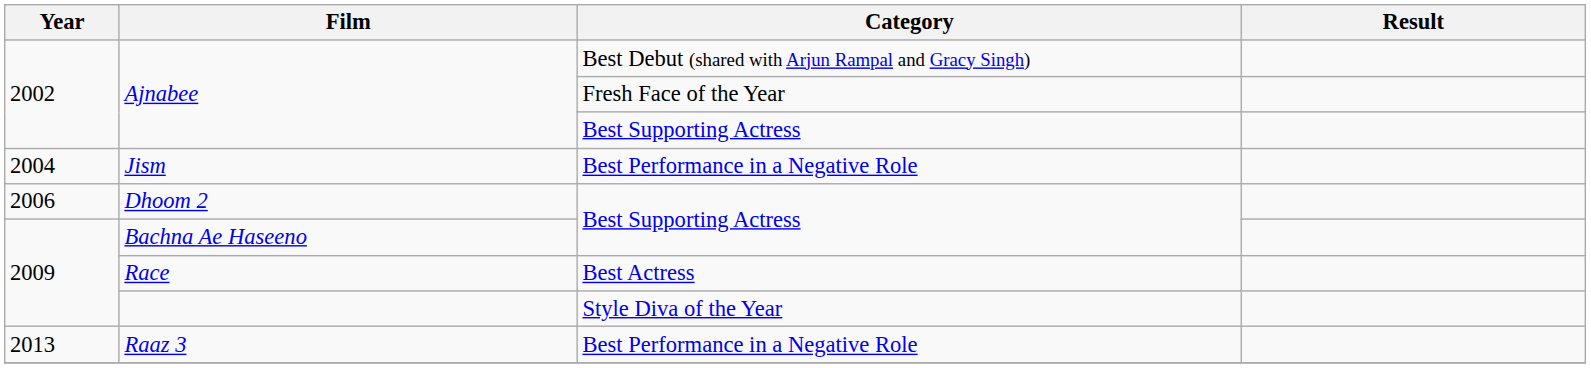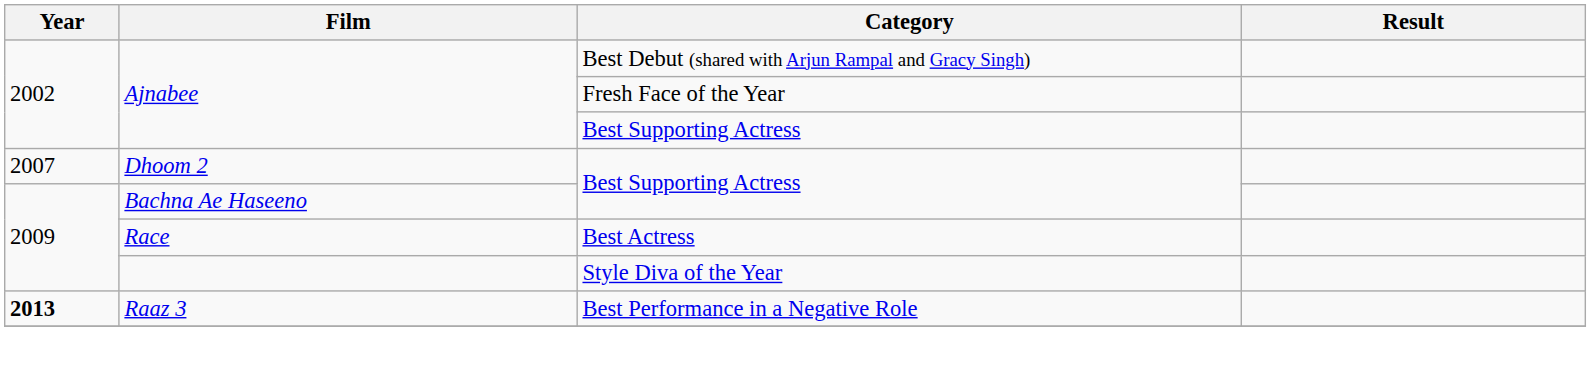- row: (145, 165)
(32, 201) 2006 -> (32, 165) 2007
(32, 344) normal -> (32, 308) bold
